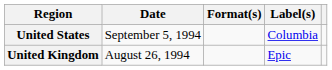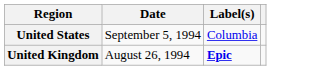- column: (234, 14)
(279, 55) normal -> (219, 55) bold
